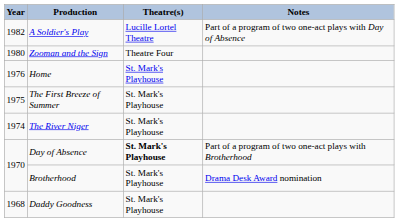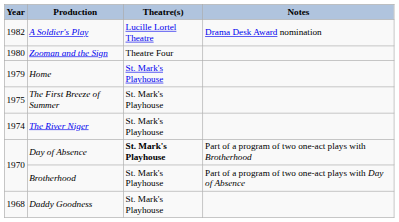(294, 33) Part of a program of two one-act plays with Day of Absence -> (263, 33) Drama Desk Award nomination
(16, 74) 1976 -> (16, 74) 1979
(263, 178) Drama Desk Award nomination -> (294, 178) Part of a program of two one-act plays with Day of Absence
